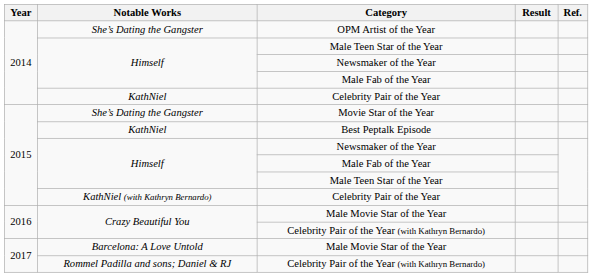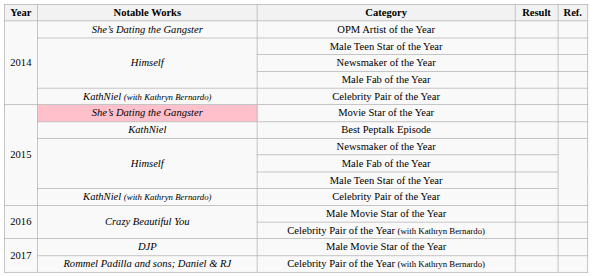(147, 96) KathNiel -> (147, 96) KathNiel (with Kathryn Bernardo)
(147, 113) no background -> (147, 113) pink background
(147, 247) Barcelona: A Love Untold -> (147, 247) DJP
